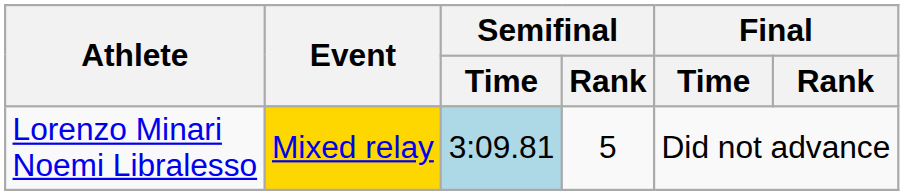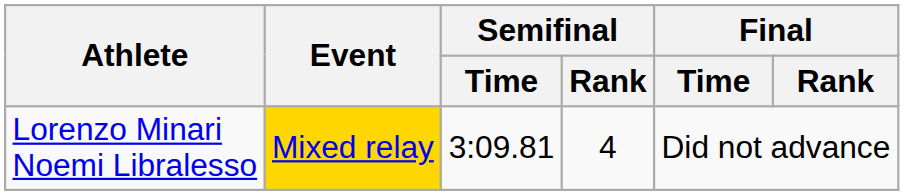(502, 148) lightblue background -> (502, 148) no background
(608, 148) 5 -> (608, 148) 4
